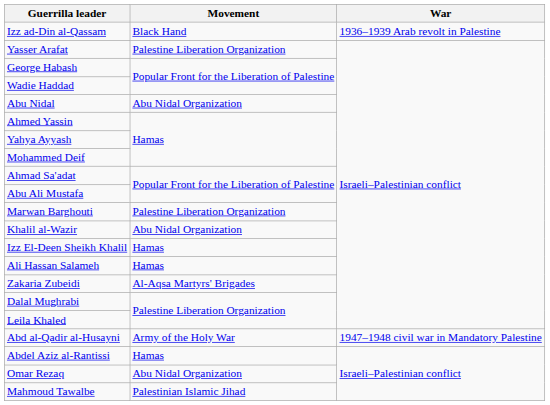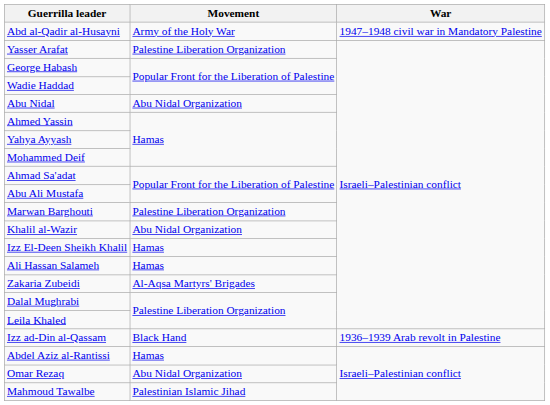rows swapped: (63, 337) <-> (56, 31)
